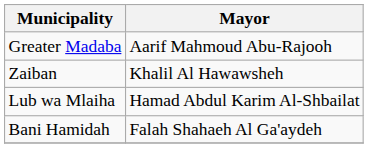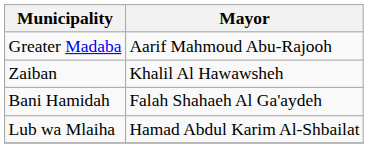rows swapped: (62, 101) <-> (59, 128)
